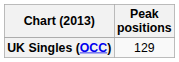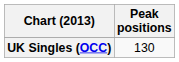(144, 47) 129 -> (144, 47) 130
